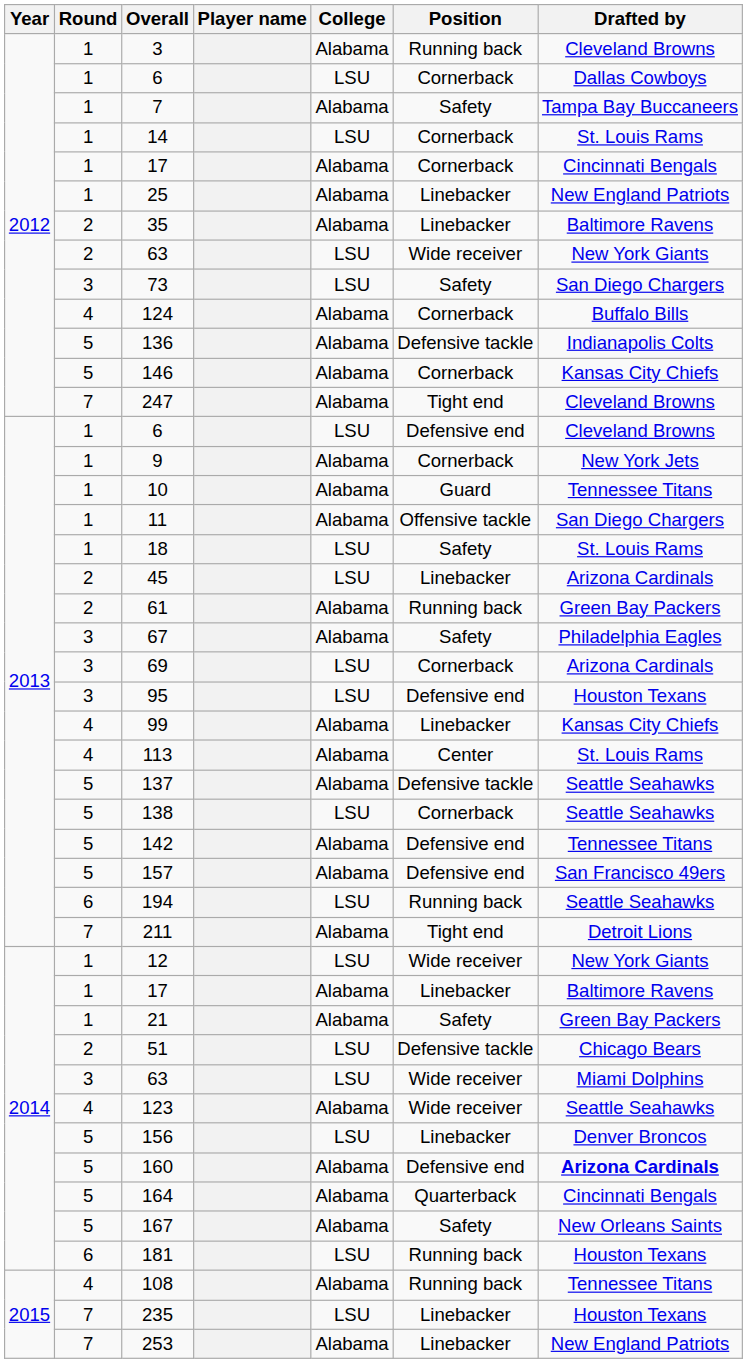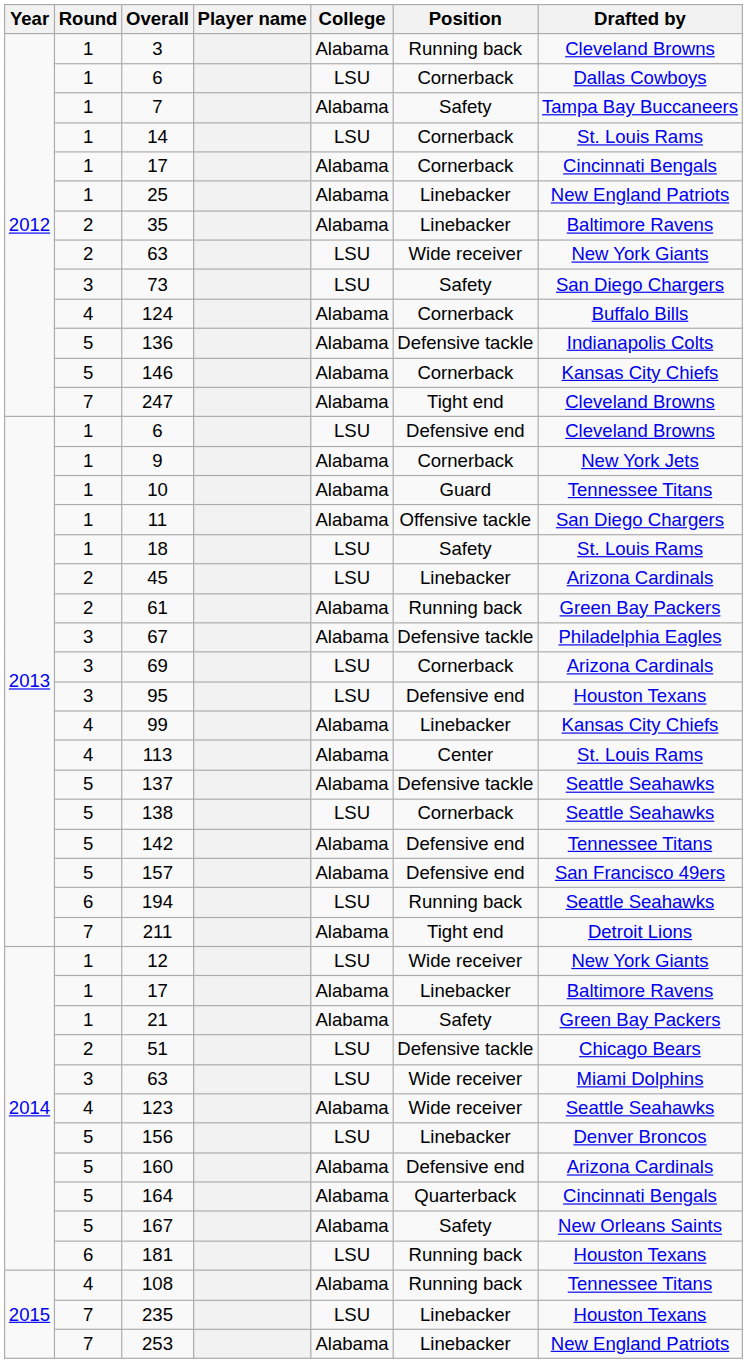(465, 637) Safety -> (465, 637) Defensive tackle
(640, 1167) bold -> (640, 1167) normal
